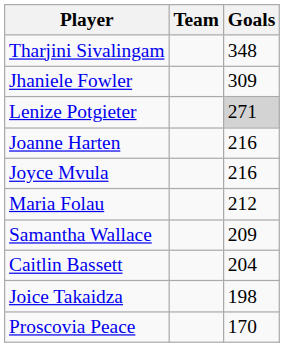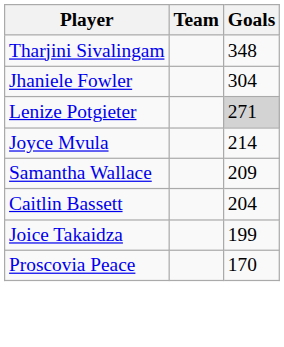(242, 81) 309 -> (242, 81) 304
- row: (65, 142)
(242, 173) 216 -> (242, 142) 214
- row: (57, 204)
(242, 296) 198 -> (242, 234) 199
